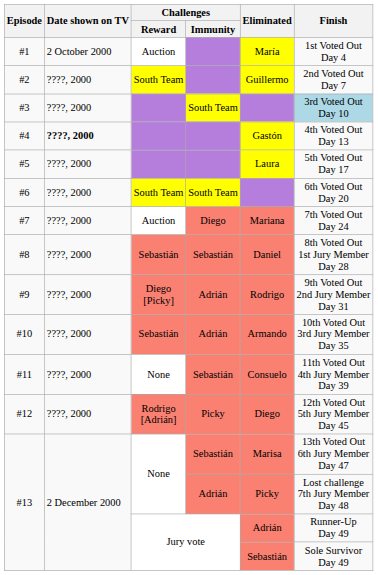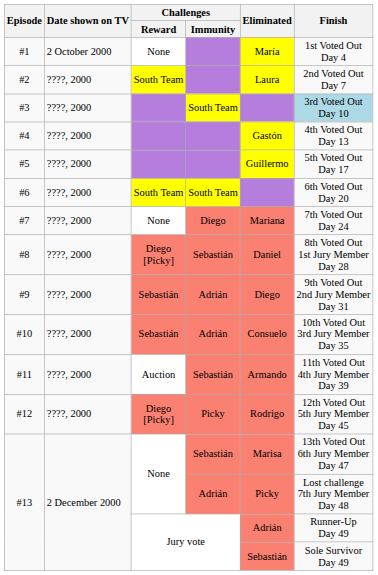(159, 51) Auction -> (159, 51) None
(267, 79) Guillermo -> (267, 79) Laura
(70, 136) bold -> (69, 136) normal
(267, 164) Laura -> (267, 164) Guillermo
(159, 220) Auction -> (159, 220) None
(159, 254) Sebastián -> (159, 254) Diego [Picky]
(159, 294) Diego [Picky] -> (159, 294) Sebastián
(267, 294) Rodrigo -> (267, 294) Diego
(267, 334) Armando -> (267, 334) Consuelo
(159, 374) None -> (159, 374) Auction
(267, 374) Consuelo -> (267, 374) Armando
(159, 414) Rodrigo [Adrián] -> (159, 414) Diego [Picky]
(267, 414) Diego -> (267, 414) Rodrigo
